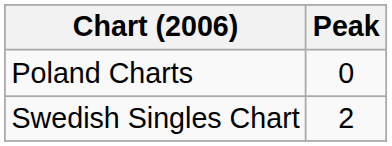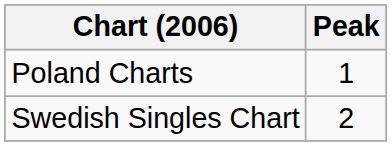(346, 72) 0 -> (346, 72) 1
